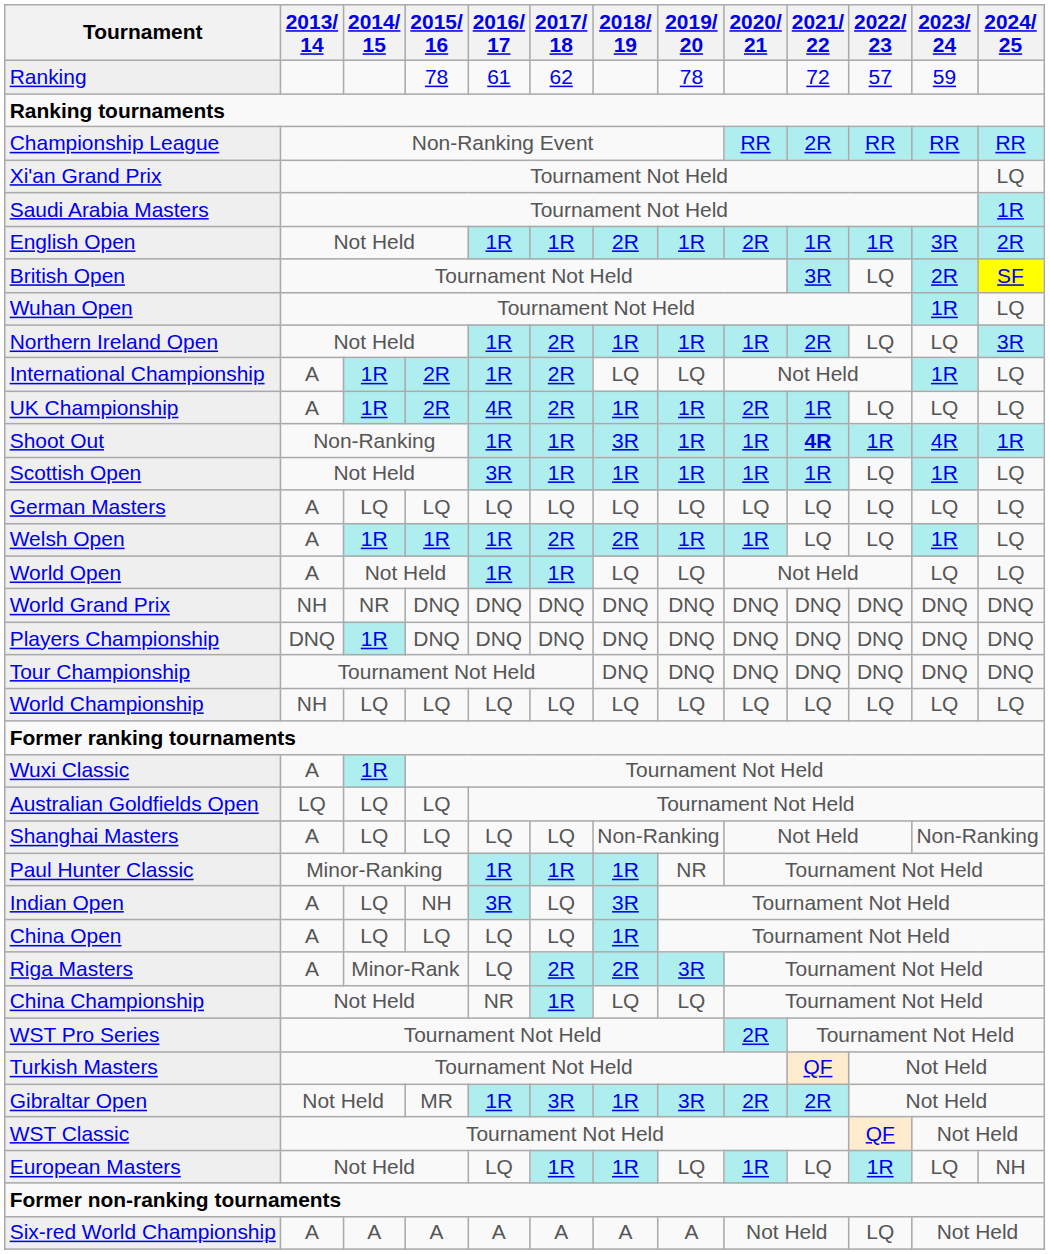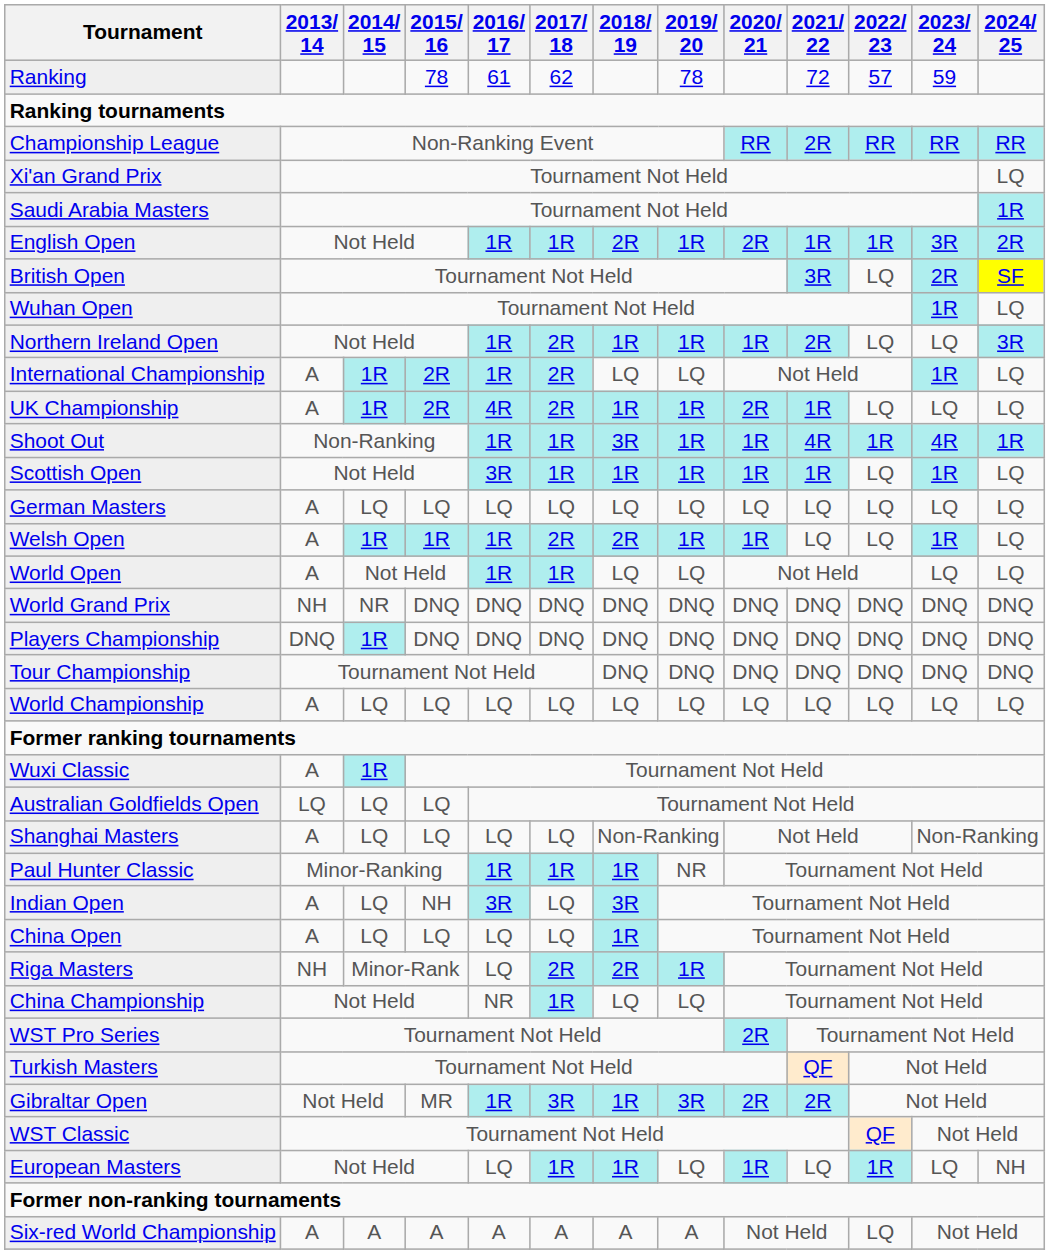(818, 440) bold -> (818, 440) normal
(312, 704) NH -> (312, 704) A
(312, 968) A -> (312, 968) NH
(691, 968) 3R -> (691, 968) 1R
